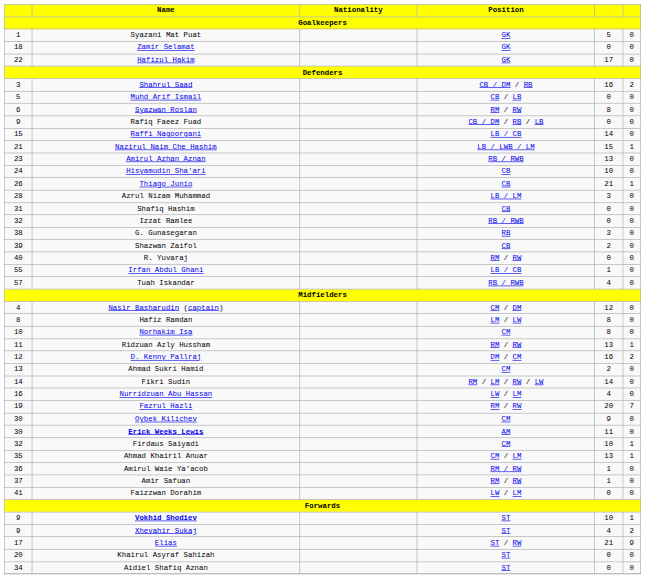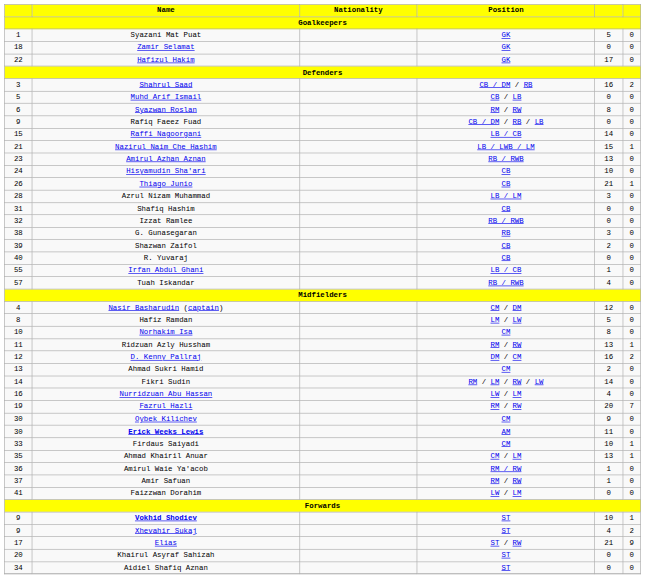(506, 258) RM / RW -> (506, 258) CB
(609, 320) 8 -> (609, 320) 5
(18, 444) 32 -> (18, 444) 33
